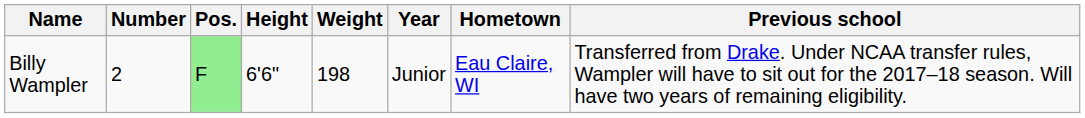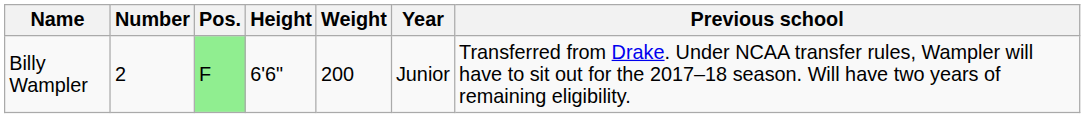- column: (510, 20)
(334, 74) 198 -> (338, 74) 200
